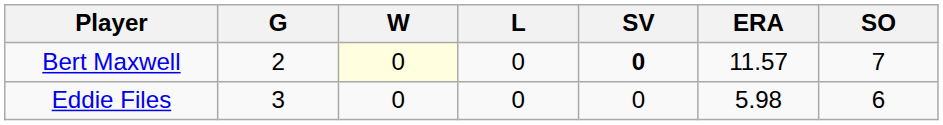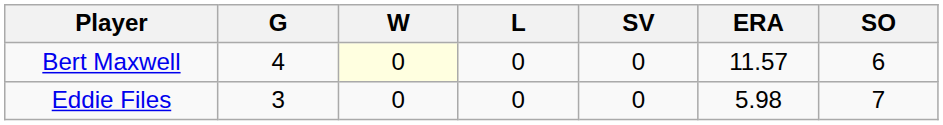(278, 61) 2 -> (278, 61) 4
(638, 61) bold -> (638, 61) normal
(879, 61) 7 -> (879, 61) 6
(879, 100) 6 -> (879, 100) 7
